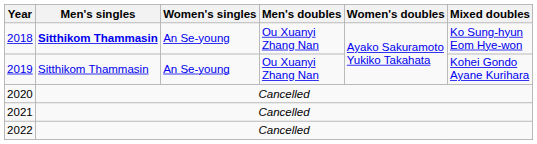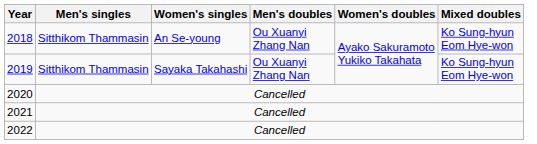(98, 38) bold -> (93, 38) normal
(196, 69) An Se-young -> (201, 69) Sayaka Takahashi
(490, 69) Kohei Gondo Ayane Kurihara -> (477, 69) Ko Sung-hyun Eom Hye-won
